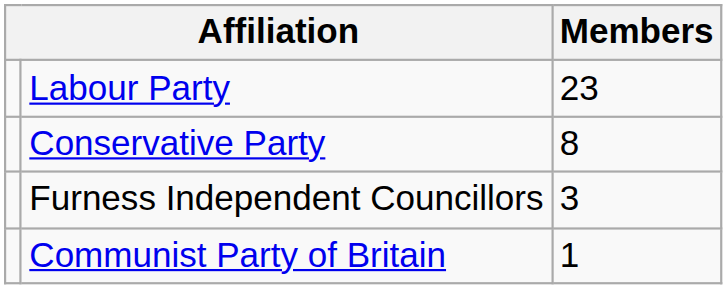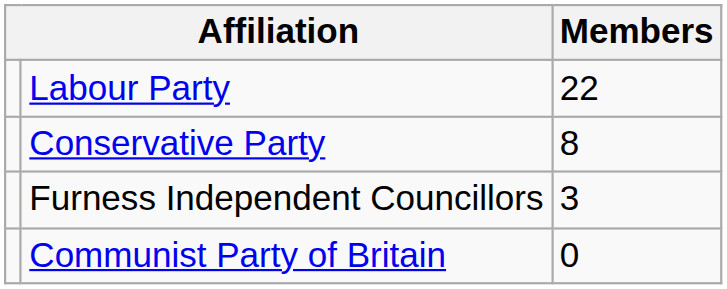(579, 87) 23 -> (579, 87) 22
(569, 254) 1 -> (569, 254) 0
